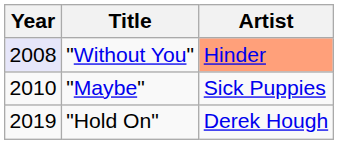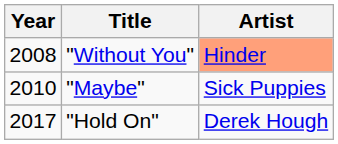(33, 54) lavender background -> (33, 54) no background
(33, 121) 2019 -> (33, 121) 2017
